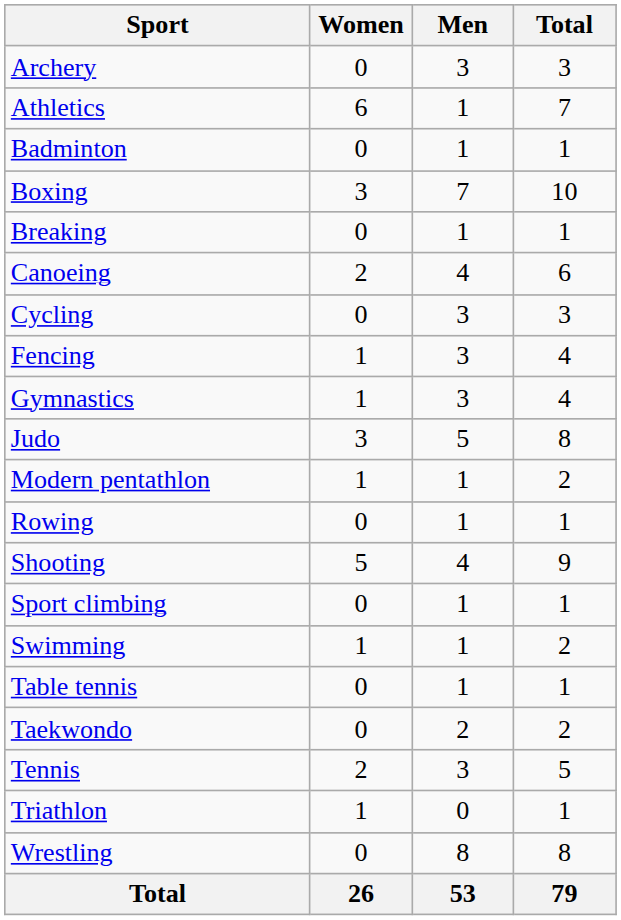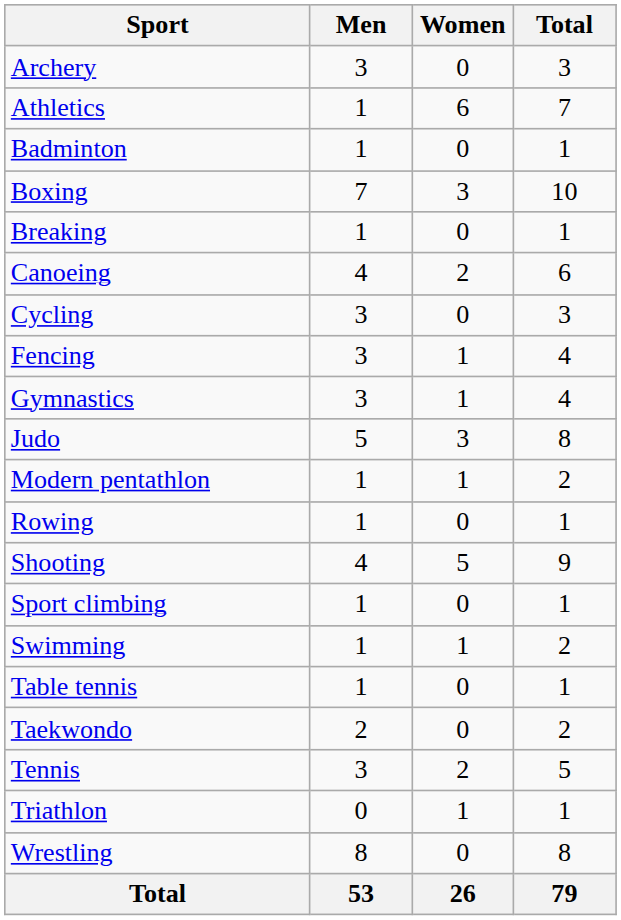columns swapped: (463, 25) <-> (361, 25)
